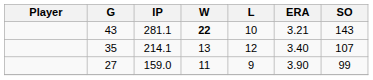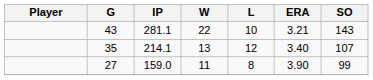(204, 30) bold -> (204, 30) normal
(251, 65) 9 -> (251, 65) 8
